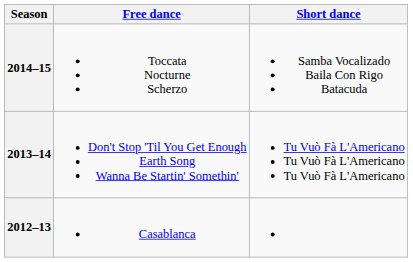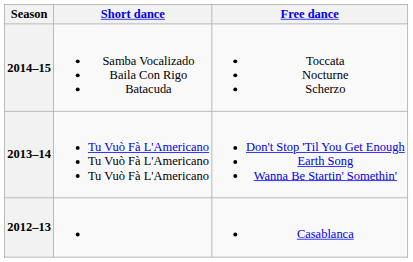columns swapped: (328, 14) <-> (152, 14)
